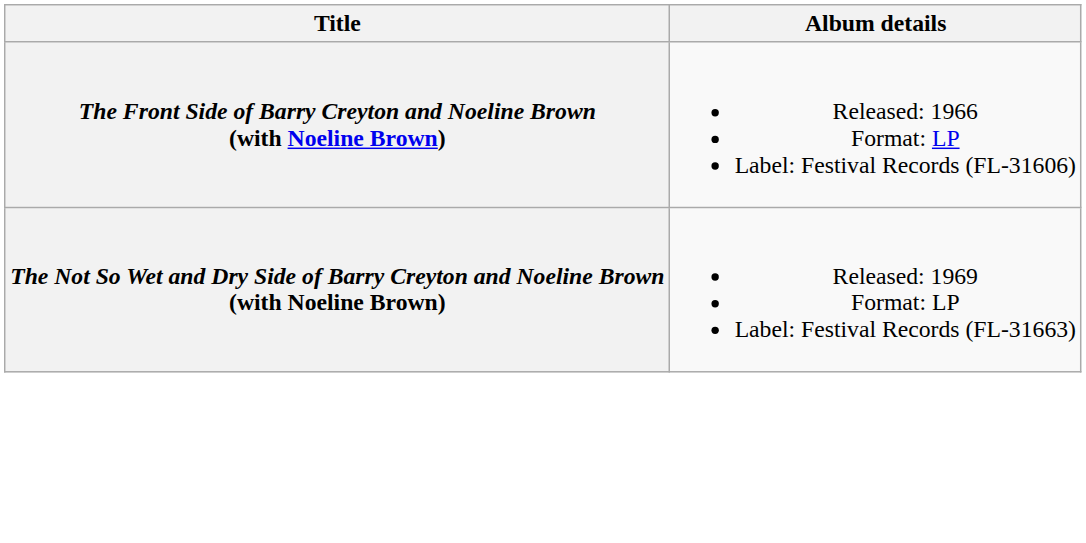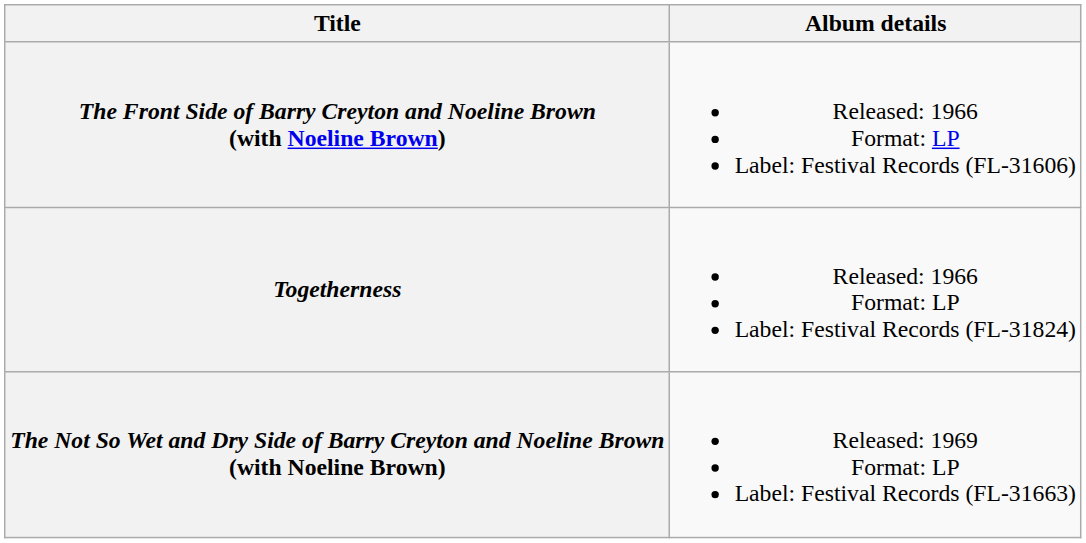+ row: (337, 289)
